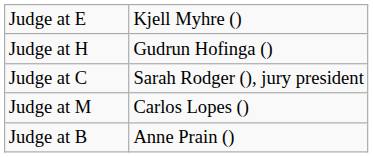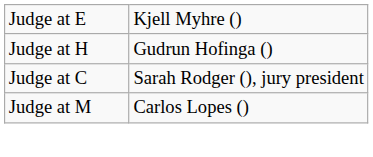- row: (48, 136)
